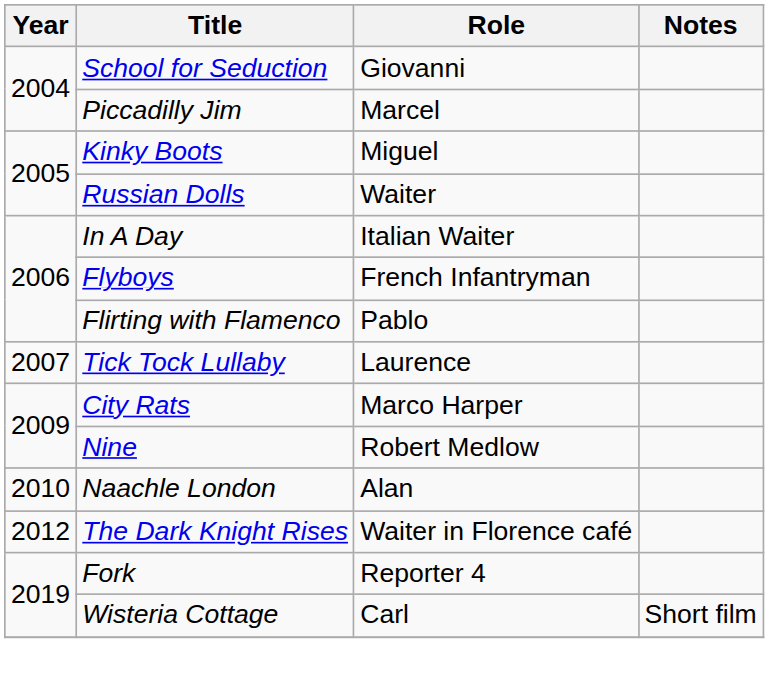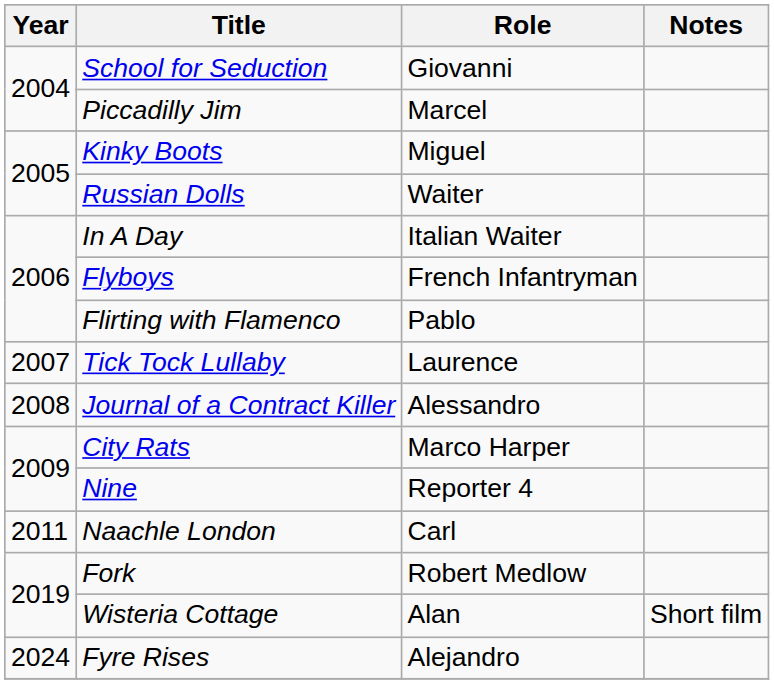+ row: (239, 404)
(450, 446) Robert Medlow -> (470, 488) Reporter 4
(40, 488) 2010 -> (40, 531) 2011
(387, 488) Alan -> (432, 531) Carl
- row: (215, 531)
(423, 573) Reporter 4 -> (497, 573) Robert Medlow
(385, 615) Carl -> (434, 615) Alan
+ row: (146, 657)
